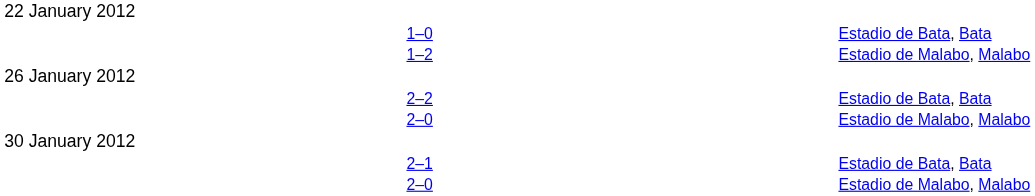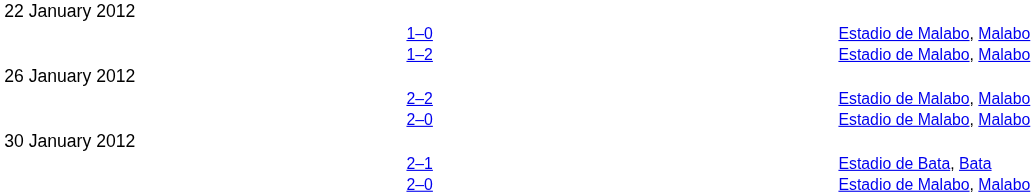(915, 33) Estadio de Bata, Bata -> (934, 33) Estadio de Malabo, Malabo
(915, 98) Estadio de Bata, Bata -> (934, 98) Estadio de Malabo, Malabo
